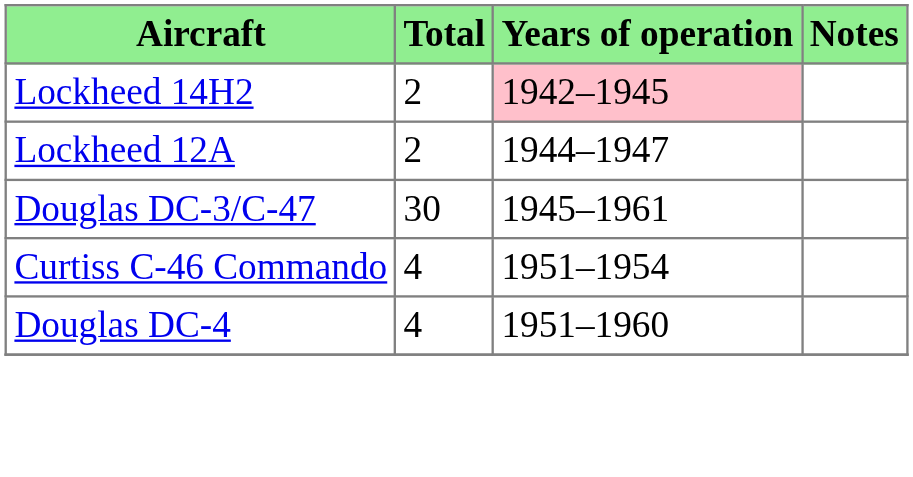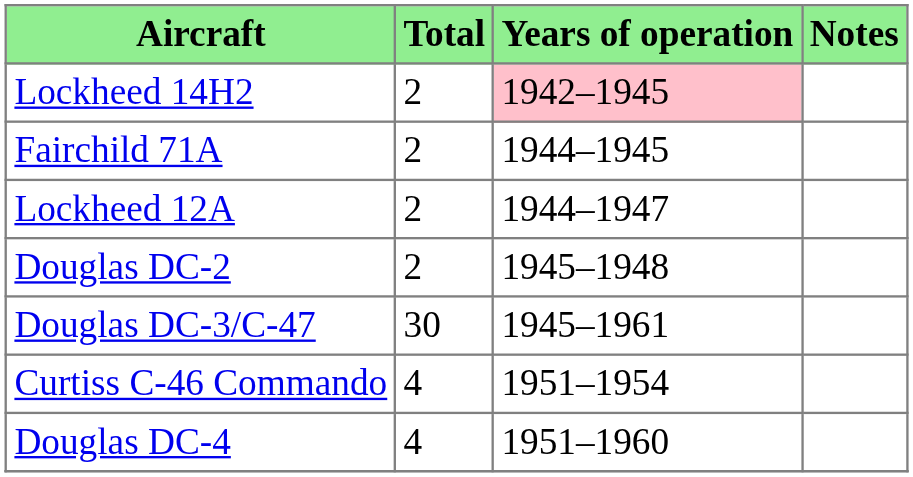+ row: (118, 150)
+ row: (123, 266)
